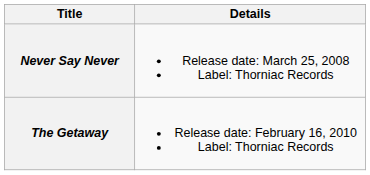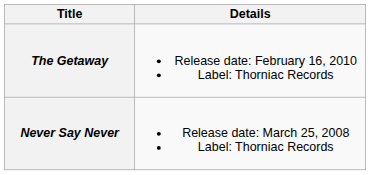rows swapped: (70, 60) <-> (70, 133)
